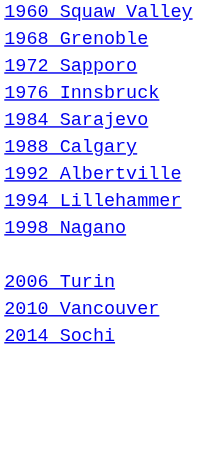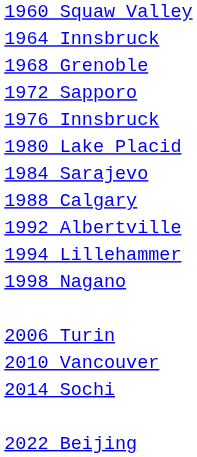+ row: (82, 39)
+ row: (93, 147)
+ row: (71, 444)
